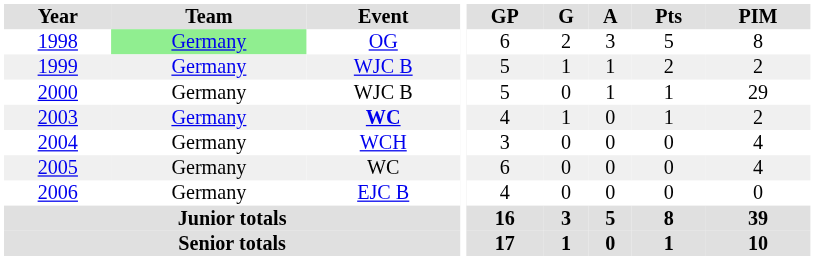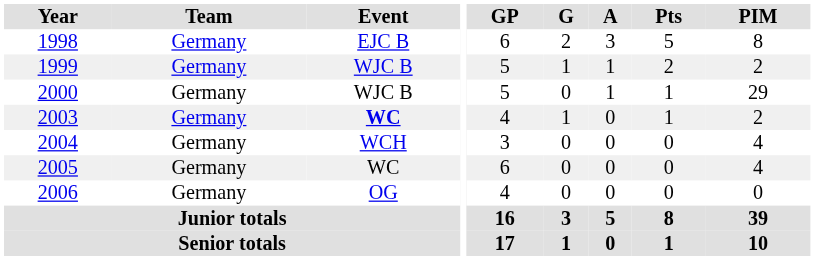(209, 41) lightgreen background -> (209, 41) no background
(383, 41) OG -> (383, 41) EJC B
(383, 192) EJC B -> (383, 192) OG
